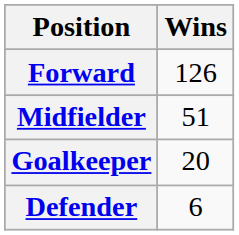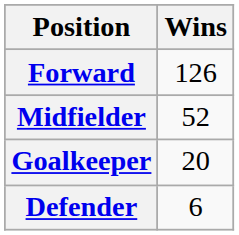(196, 116) 51 -> (196, 116) 52
